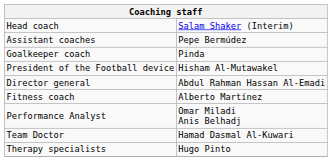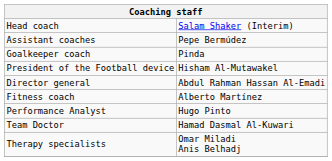(210, 116) Omar Miladi Anis Belhadj -> (205, 111) Hugo Pinto
(205, 149) Hugo Pinto -> (210, 144) Omar Miladi Anis Belhadj
